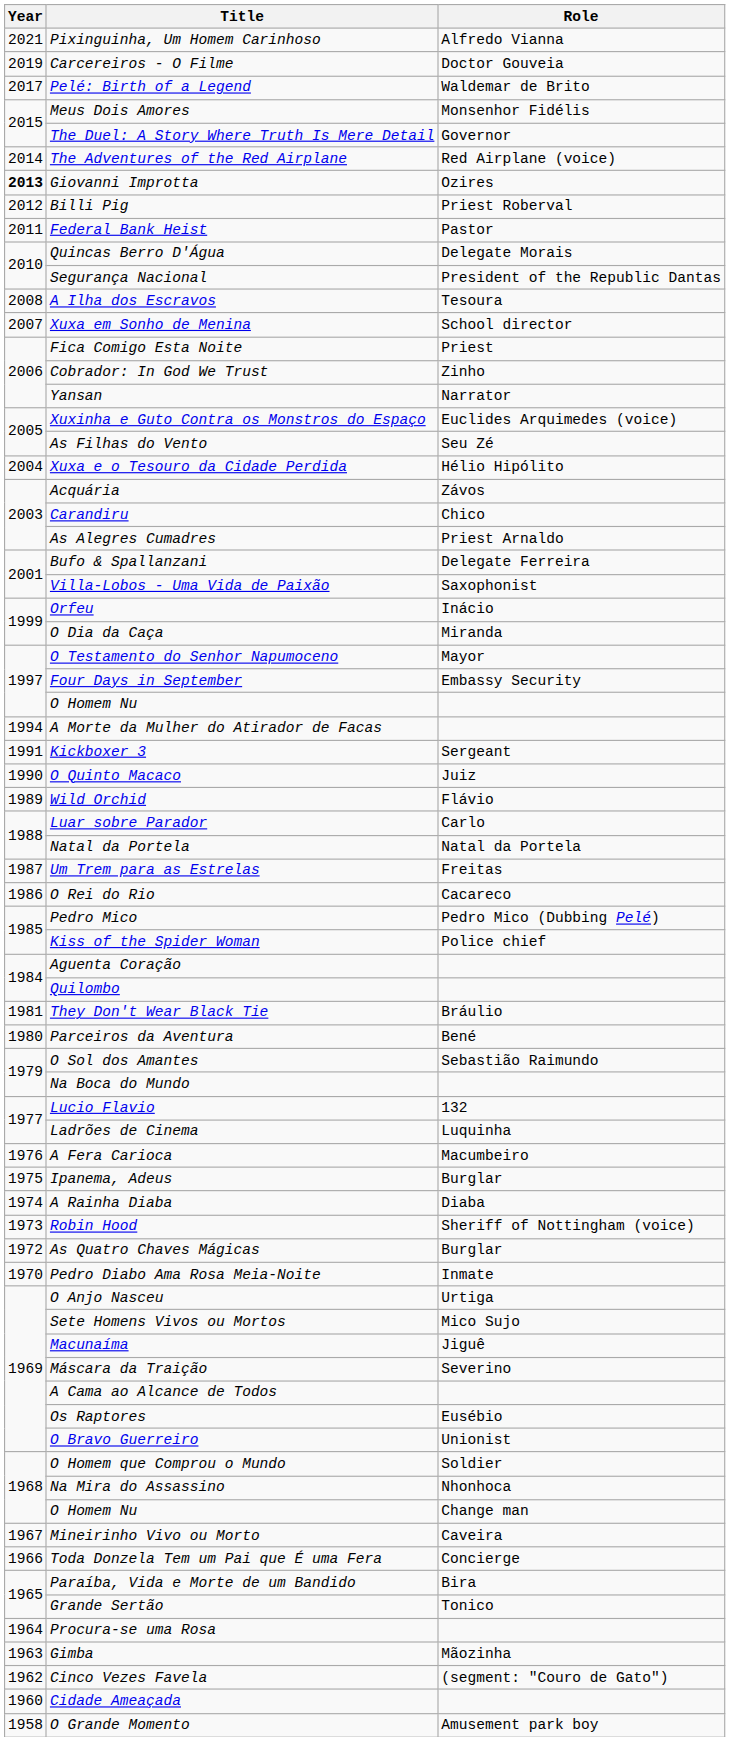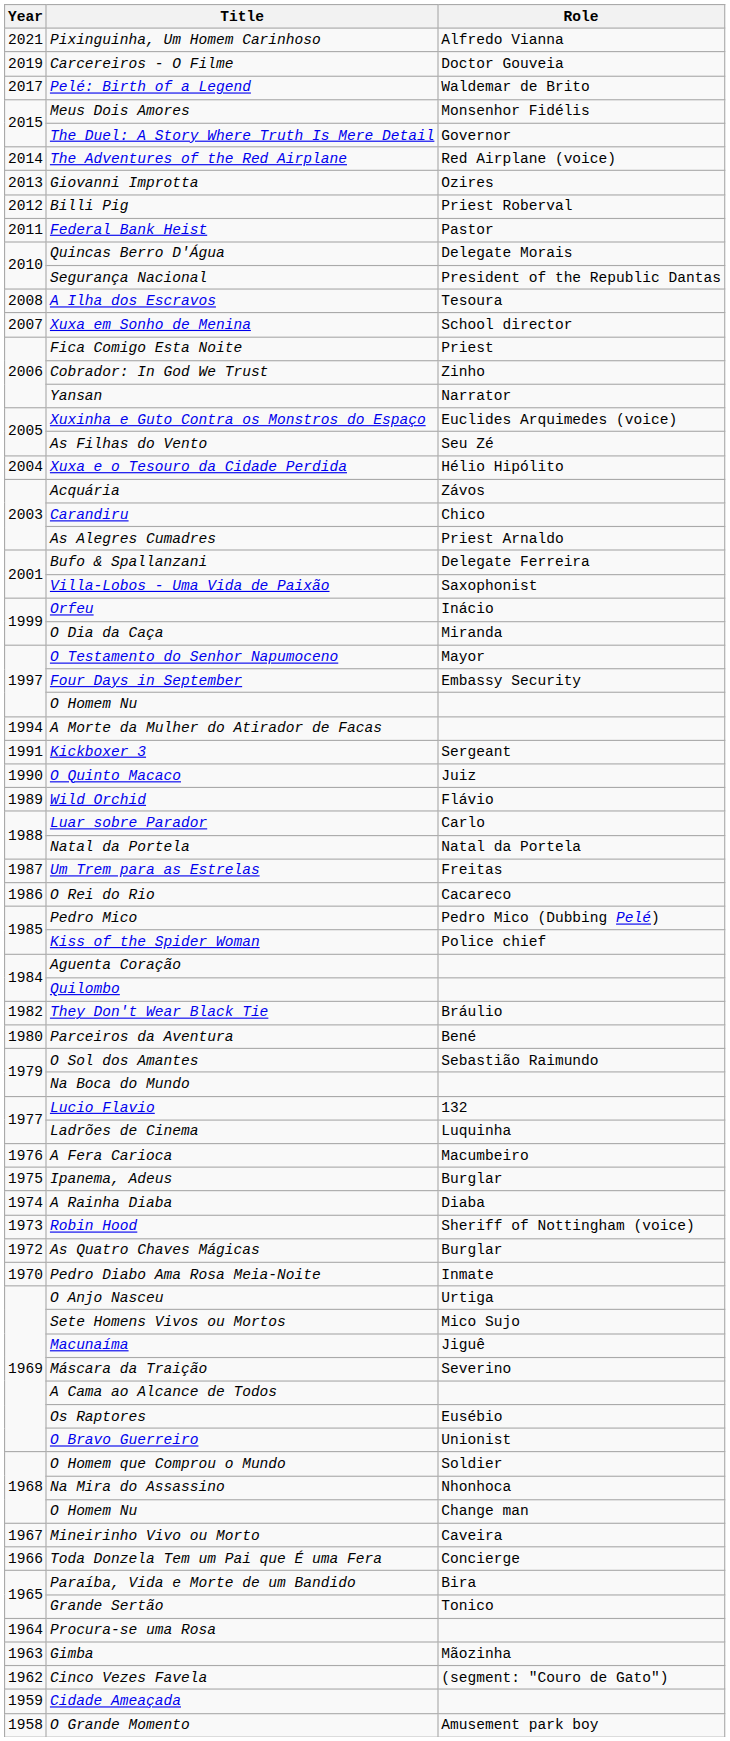(26, 183) bold -> (26, 183) normal
(26, 1013) 1981 -> (26, 1013) 1982
(26, 1701) 1960 -> (26, 1701) 1959
